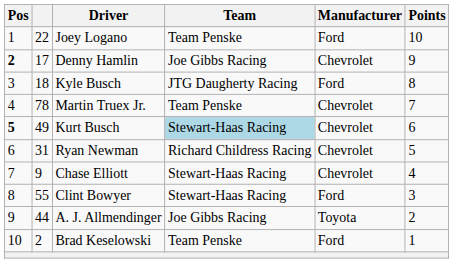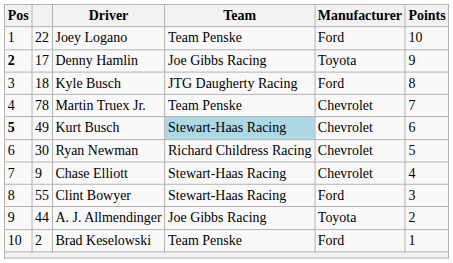(345, 60) Chevrolet -> (337, 60) Toyota
(42, 150) 31 -> (42, 150) 30
